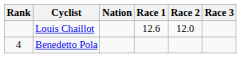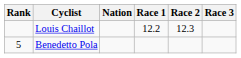(151, 28) 12.6 -> (151, 28) 12.2
(185, 28) 12.0 -> (185, 28) 12.3
(19, 45) 4 -> (19, 45) 5
